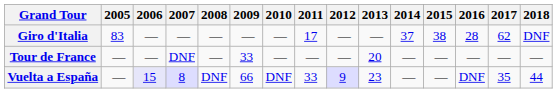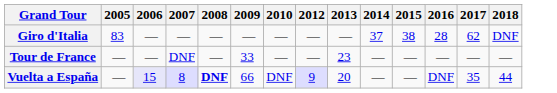- column: (311, 14)
(375, 56) 20 -> (344, 56) 23
(214, 77) normal -> (215, 77) bold
(375, 77) 23 -> (344, 77) 20
